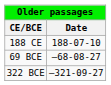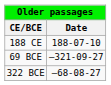(76, 58) –68-08-27 -> (76, 58) –321-09-27
(76, 73) –321-09-27 -> (76, 73) –68-08-27
